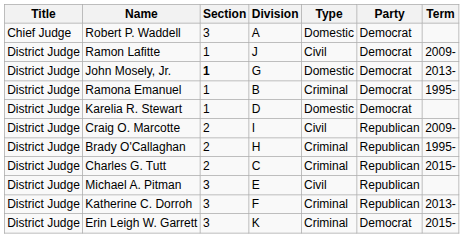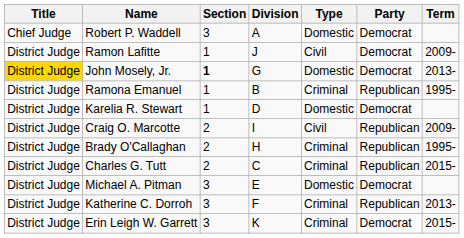(43, 71) no background -> (43, 71) gold background
(386, 90) Democrat -> (390, 90) Republican
(315, 185) Civil -> (329, 185) Domestic
(390, 185) Republican -> (386, 185) Democrat
